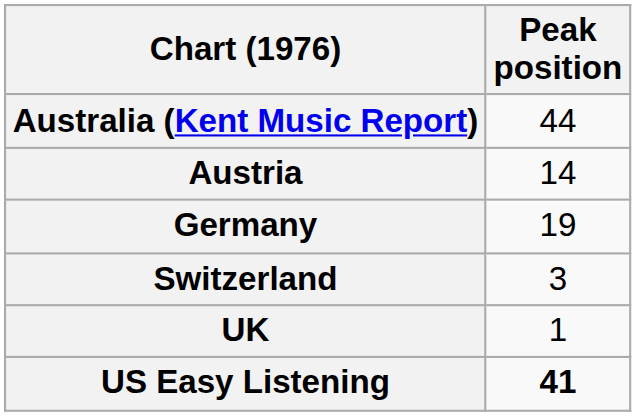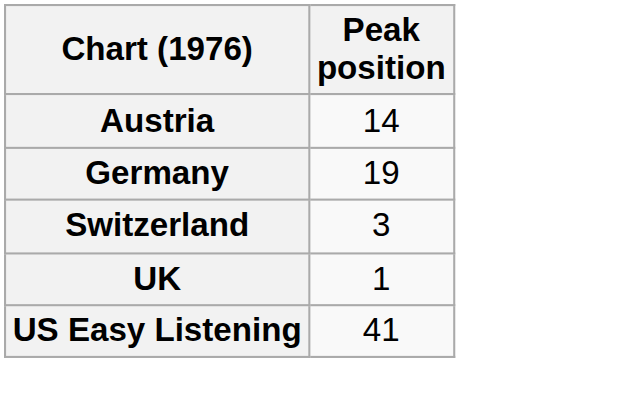- row: (245, 120)
(558, 383) bold -> (381, 330) normal
